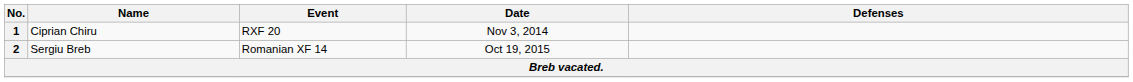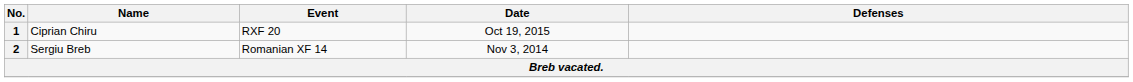(517, 31) Nov 3, 2014 -> (517, 31) Oct 19, 2015
(517, 49) Oct 19, 2015 -> (517, 49) Nov 3, 2014
